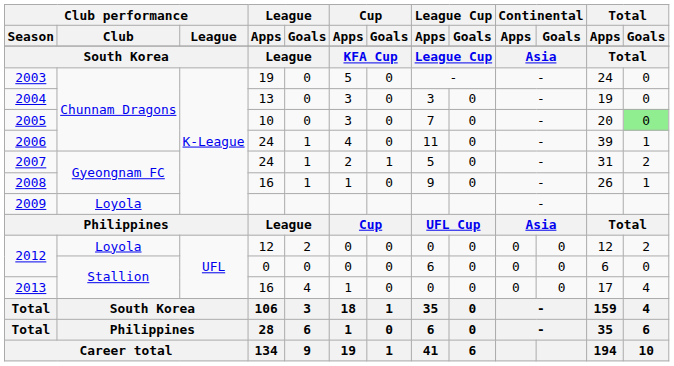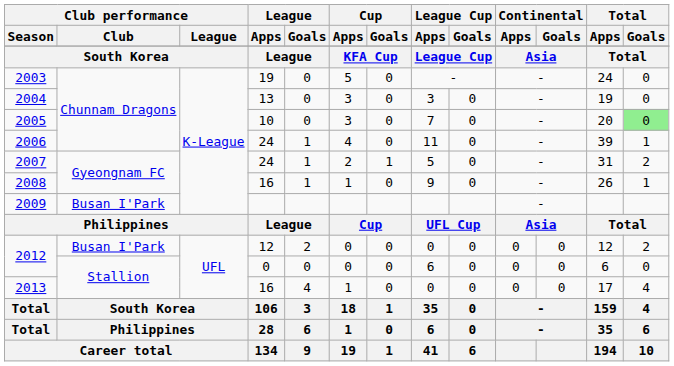(118, 204) Loyola -> (118, 204) Busan I'Park
(118, 246) Loyola -> (118, 246) Busan I'Park
